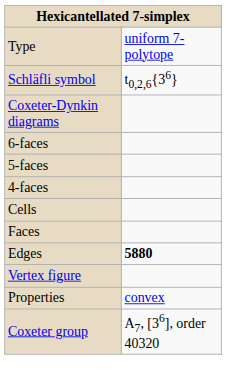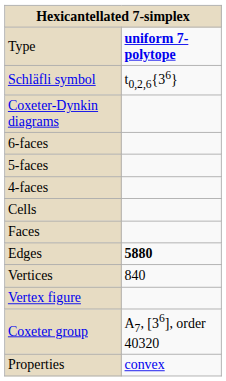(154, 46) normal -> (156, 46) bold
+ row: (30, 275)
rows swapped: (48, 331) <-> (36, 298)
